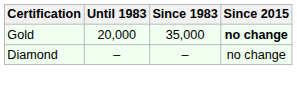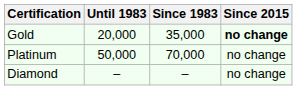+ row: (32, 54)
